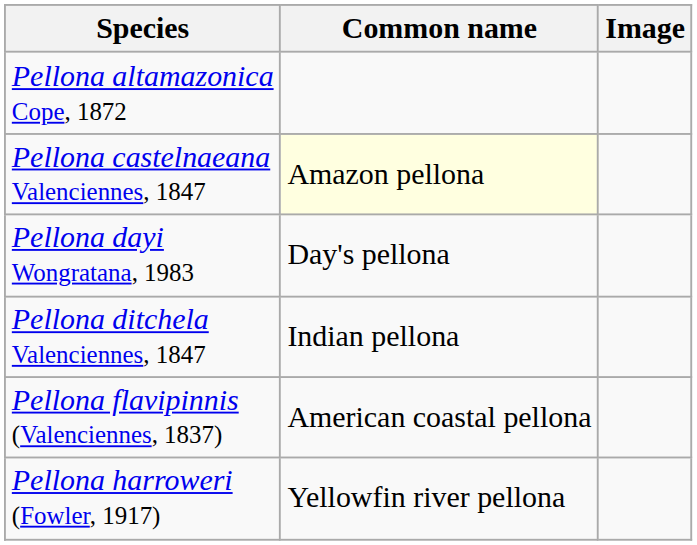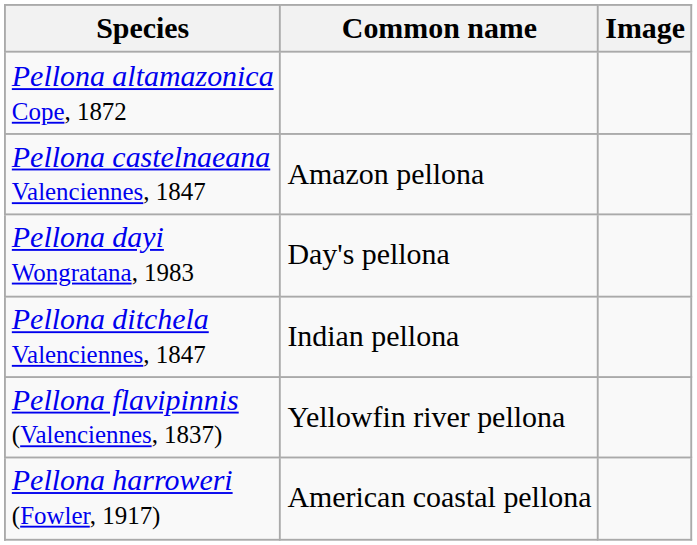(386, 173) lightyellow background -> (386, 173) no background
(439, 416) American coastal pellona -> (426, 416) Yellowfin river pellona
(426, 498) Yellowfin river pellona -> (439, 498) American coastal pellona
